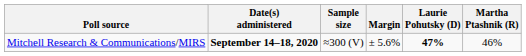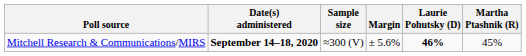(433, 42) 47% -> (433, 42) 46%
(492, 42) 46% -> (492, 42) 45%
